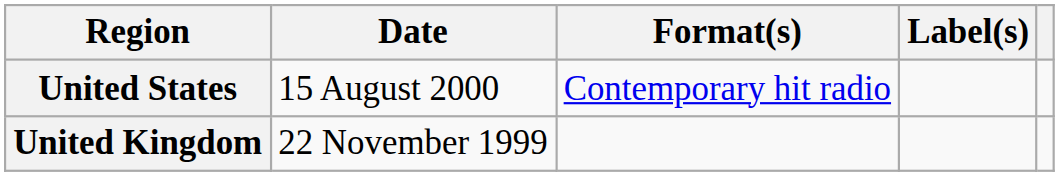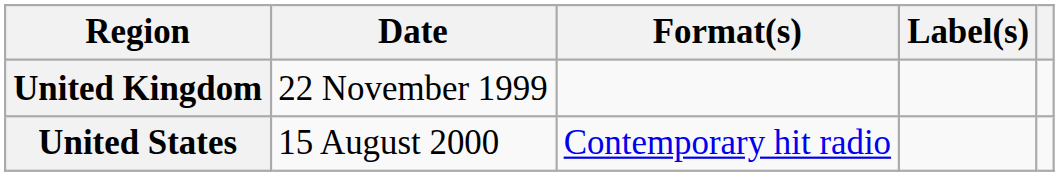rows swapped: (138, 142) <-> (138, 87)
